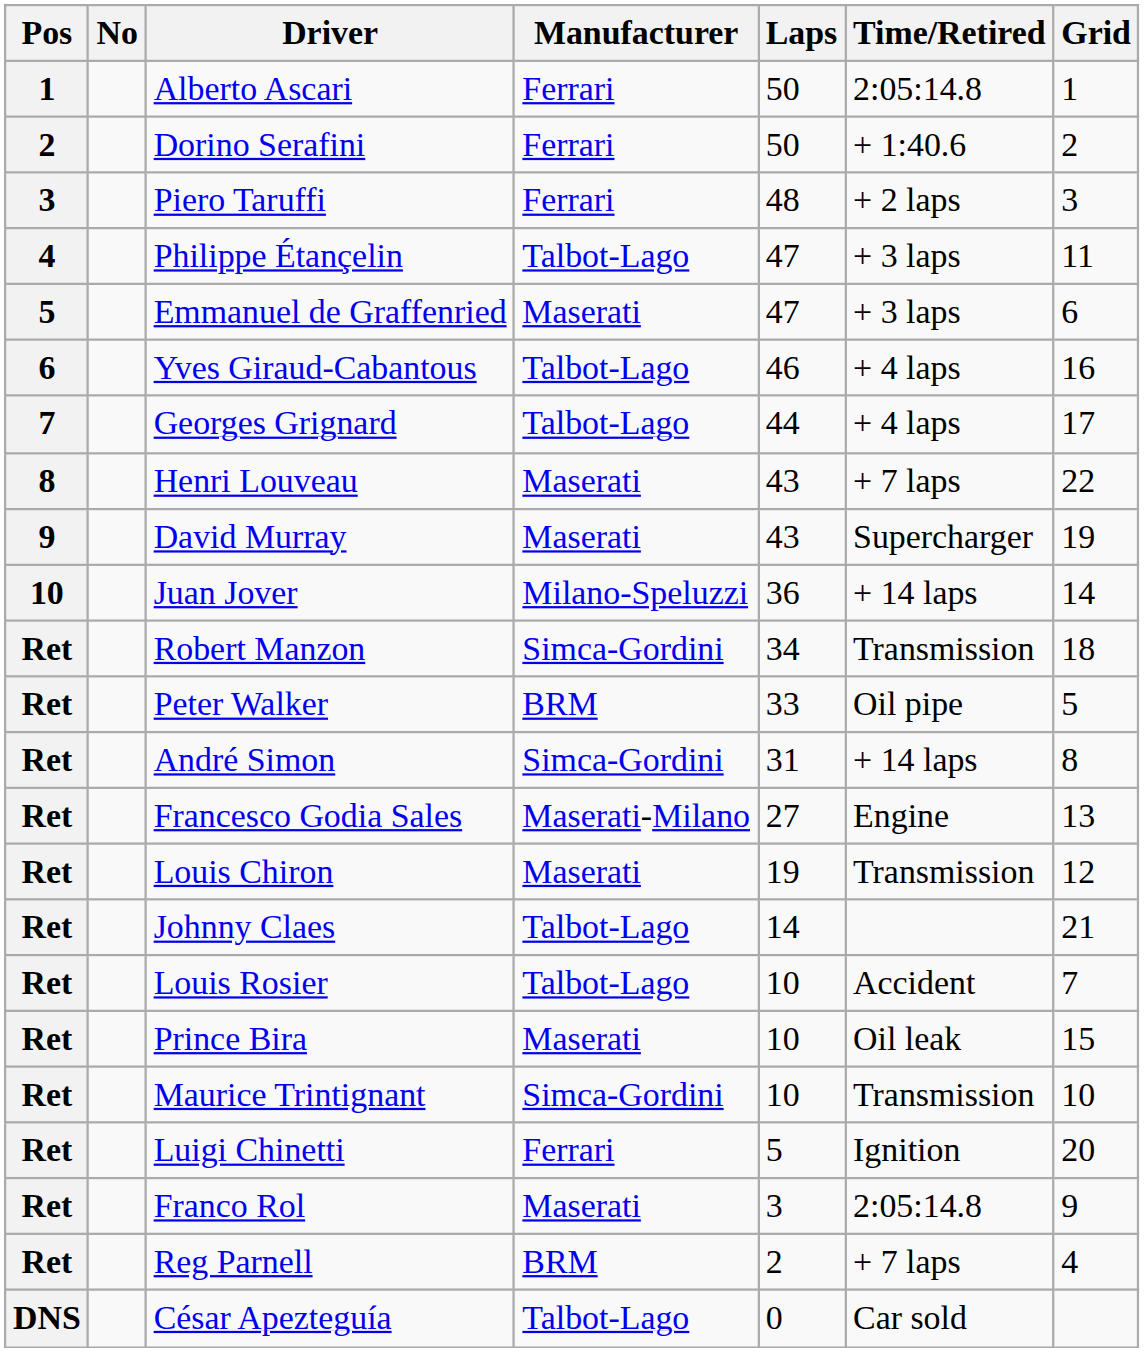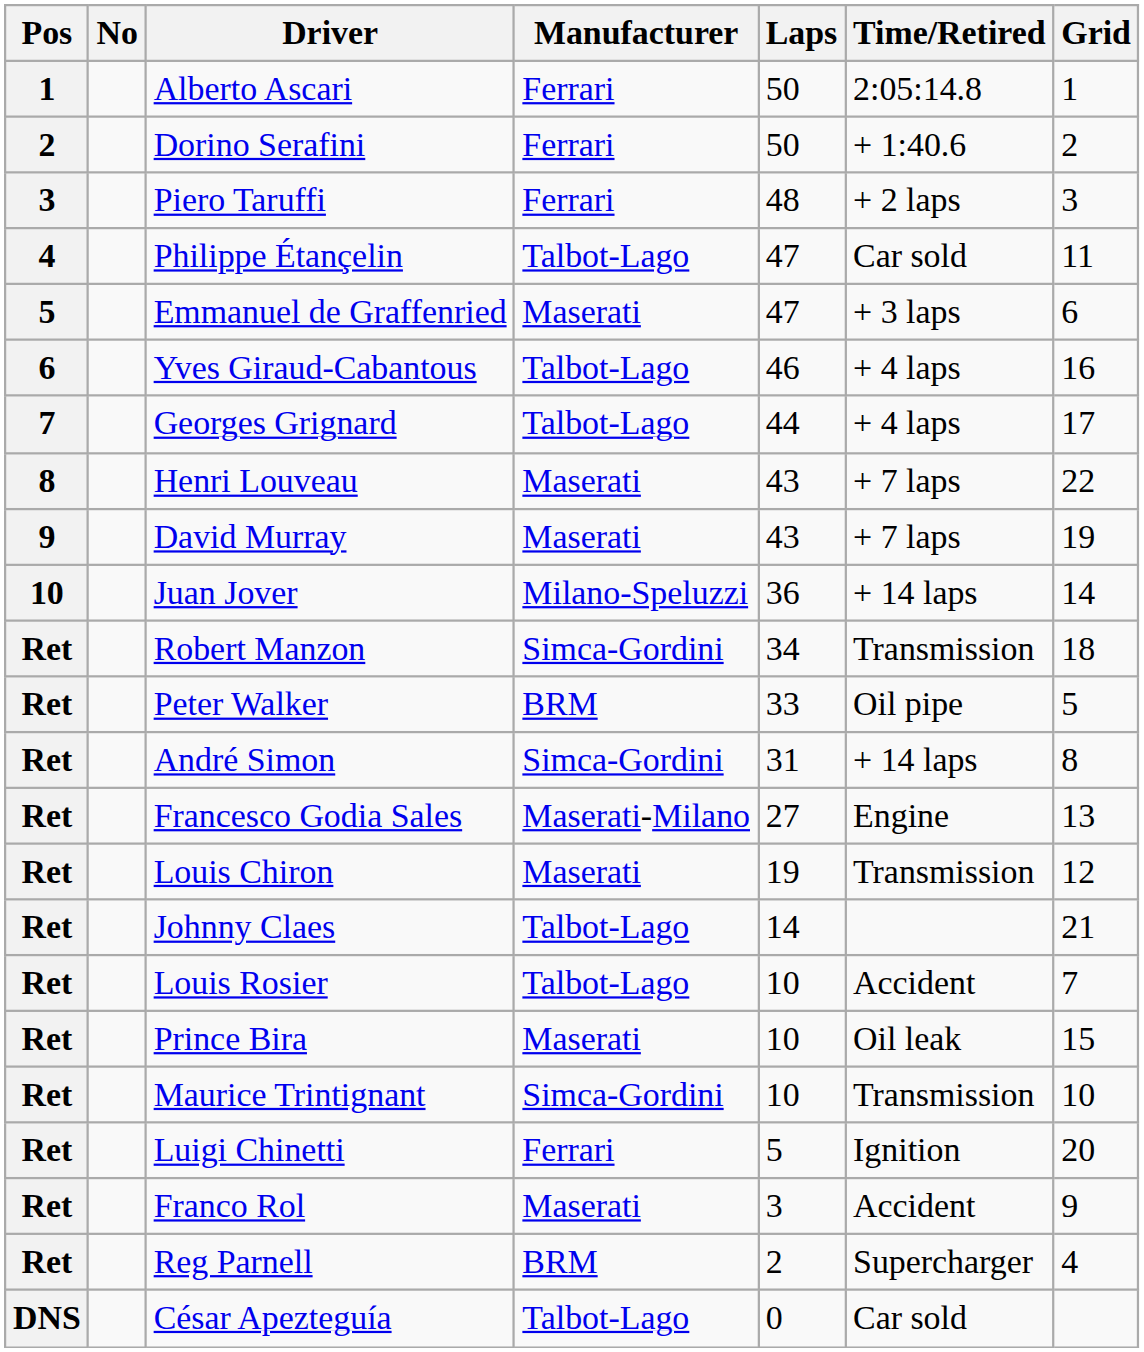(907, 256) + 3 laps -> (910, 256) Car sold
(943, 535) Supercharger -> (907, 535) + 7 laps
(918, 1206) 2:05:14.8 -> (914, 1206) Accident
(907, 1262) + 7 laps -> (943, 1262) Supercharger
